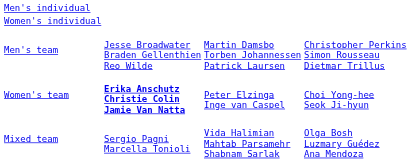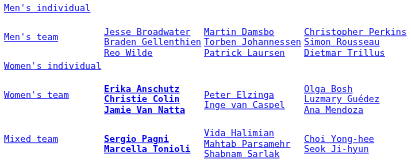rows swapped: (53, 21) <-> (31, 50)
(339, 99) Choi Yong-hee Seok Ji-hyun -> (342, 99) Olga Bosh Luzmary Guédez Ana Mendoza
(147, 143) normal -> (147, 143) bold
(342, 143) Olga Bosh Luzmary Guédez Ana Mendoza -> (339, 143) Choi Yong-hee Seok Ji-hyun
